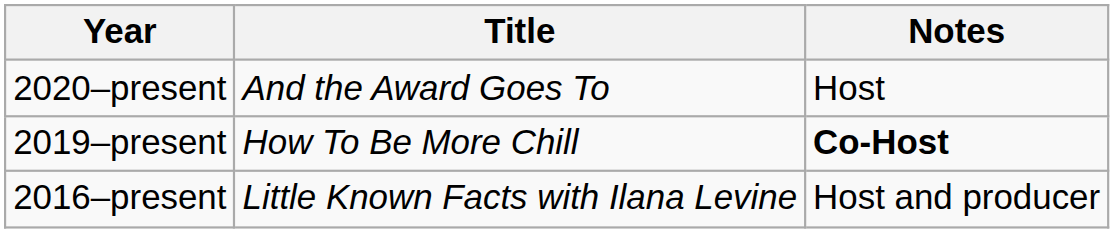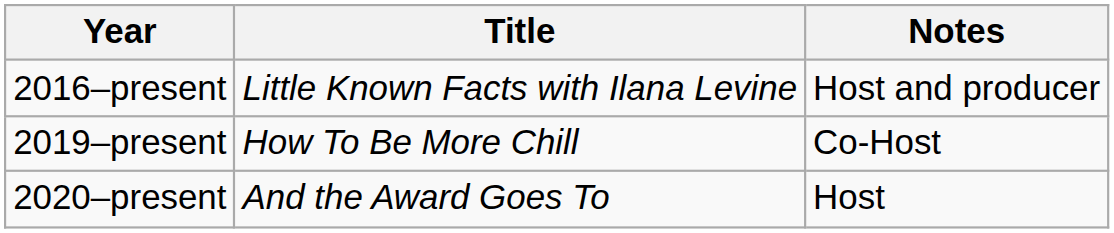rows swapped: (120, 198) <-> (120, 87)
(881, 142) bold -> (877, 142) normal
